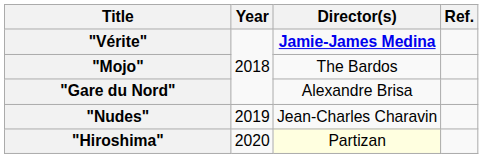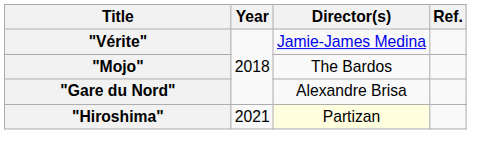(357, 41) bold -> (351, 41) normal
- row: (118, 116)
(252, 141) 2020 -> (252, 116) 2021
